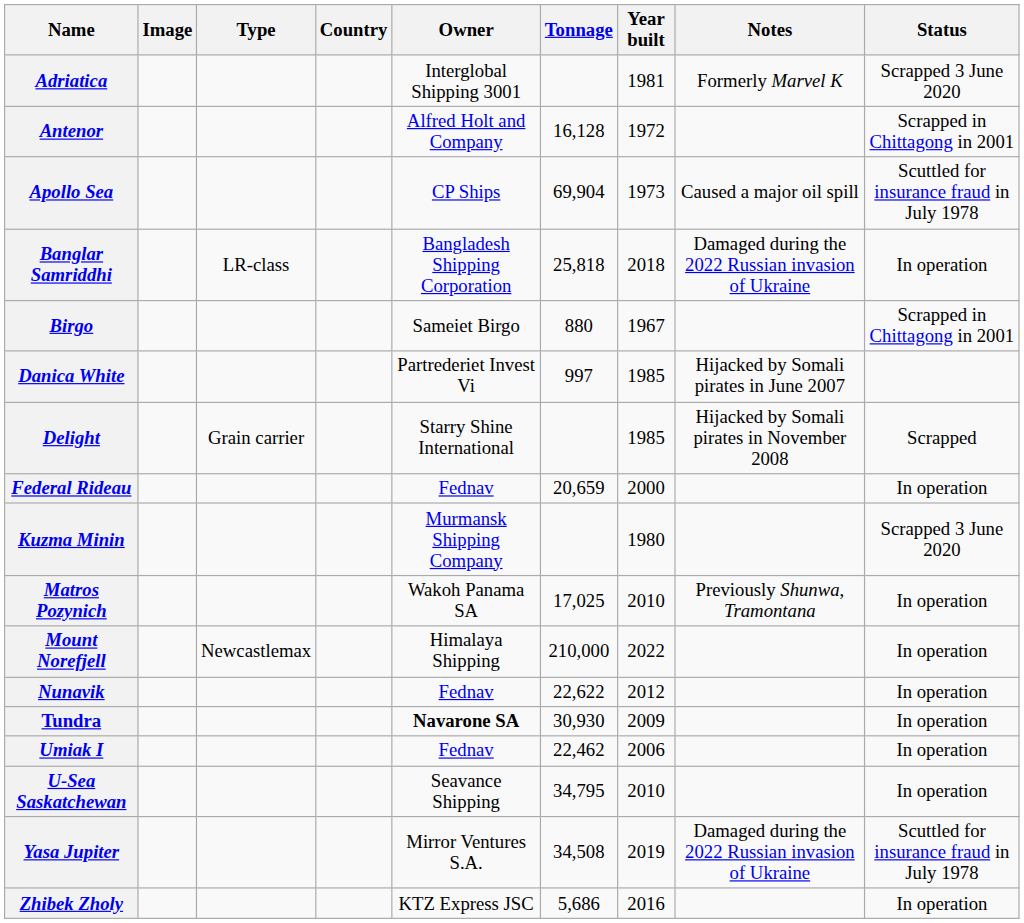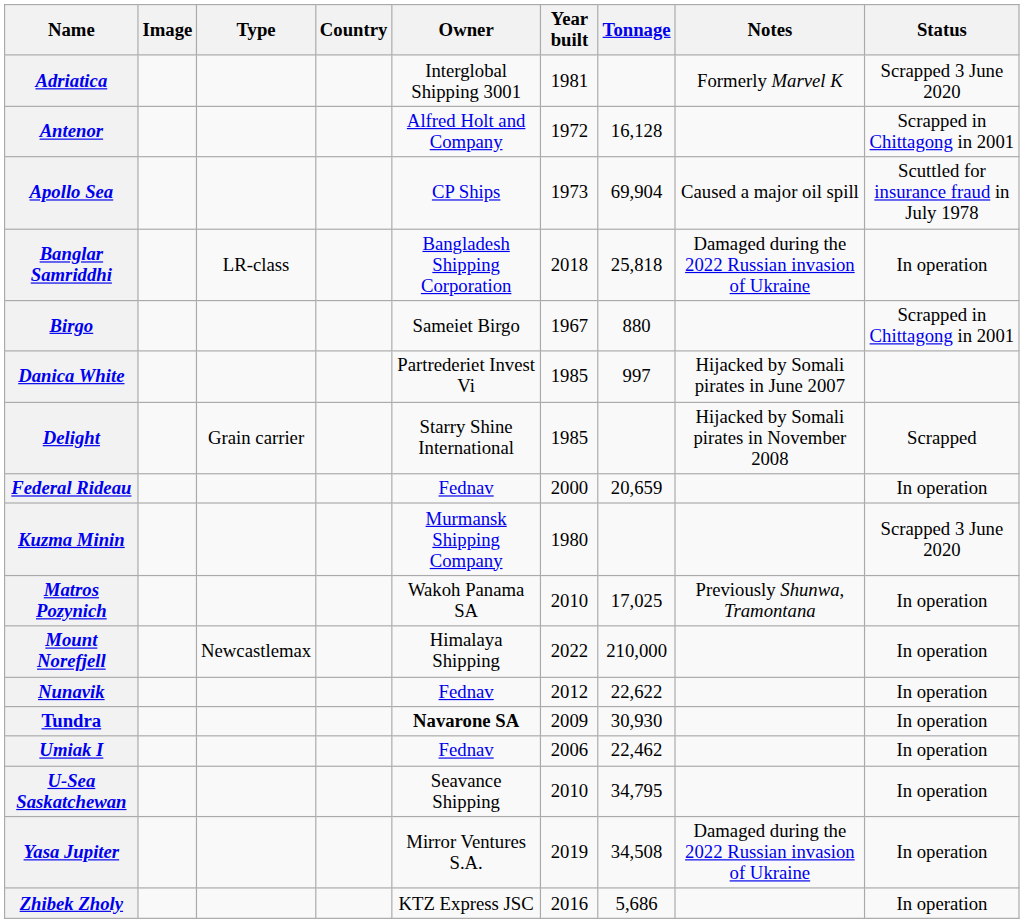columns swapped: (646, 29) <-> (579, 29)
(942, 852) Scuttled for insurance fraud in July 1978 -> (942, 852) In operation
